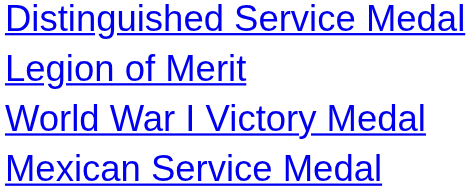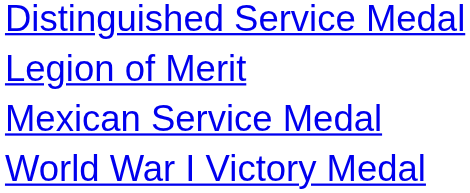rows swapped: (194, 169) <-> (215, 119)
